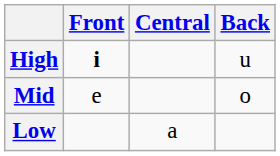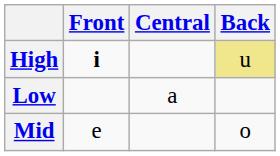(245, 58) no background -> (245, 58) khaki background
rows swapped: (34, 95) <-> (34, 131)
